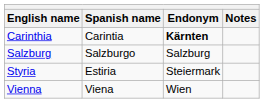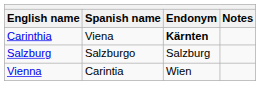(104, 36) Carintia -> (99, 36) Viena
- row: (21, 71)
(99, 89) Viena -> (104, 71) Carintia
